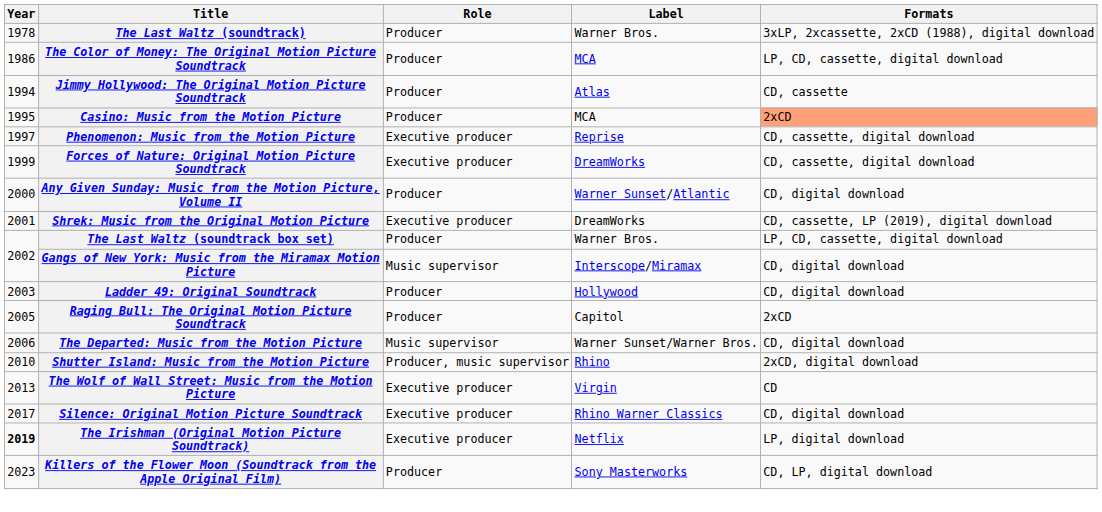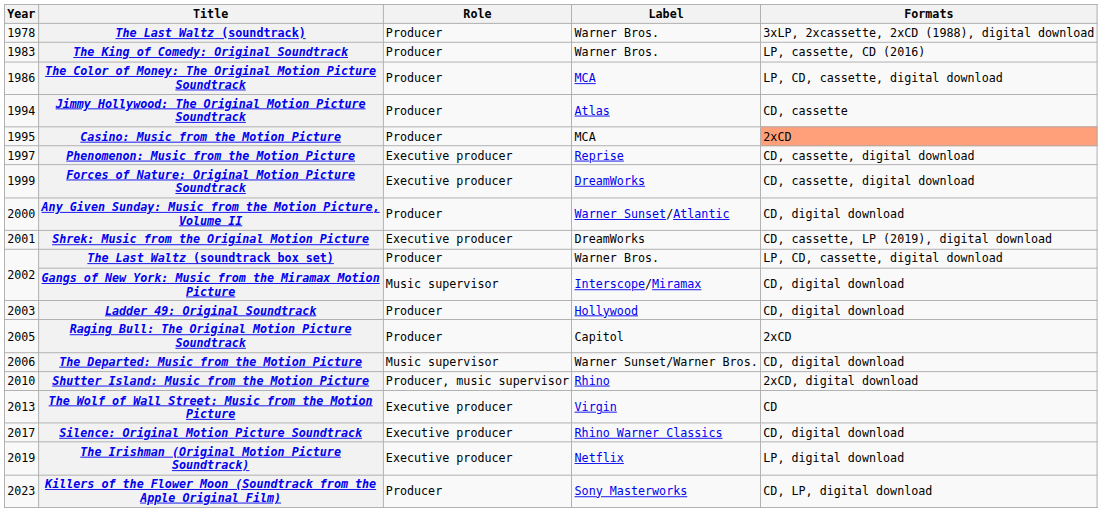+ row: (211, 52)
(21, 439) bold -> (21, 458) normal
